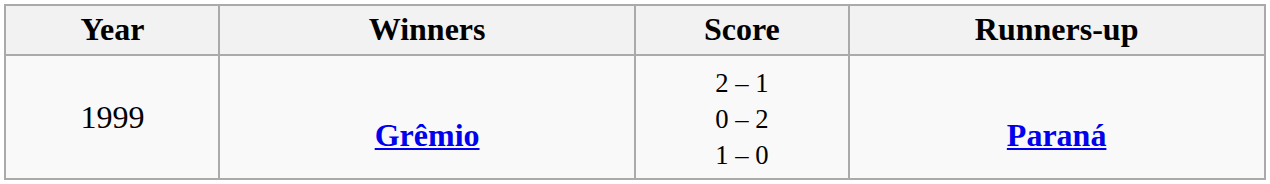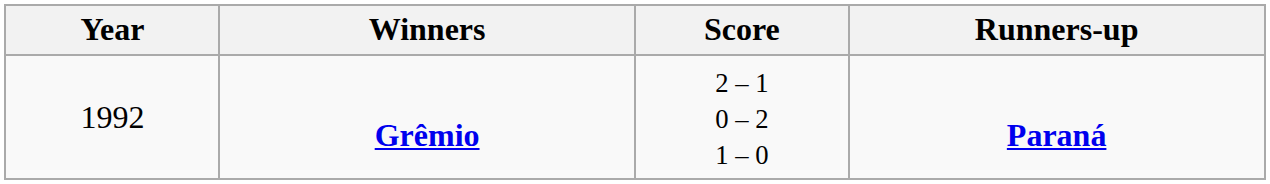(112, 116) 1999 -> (112, 116) 1992
